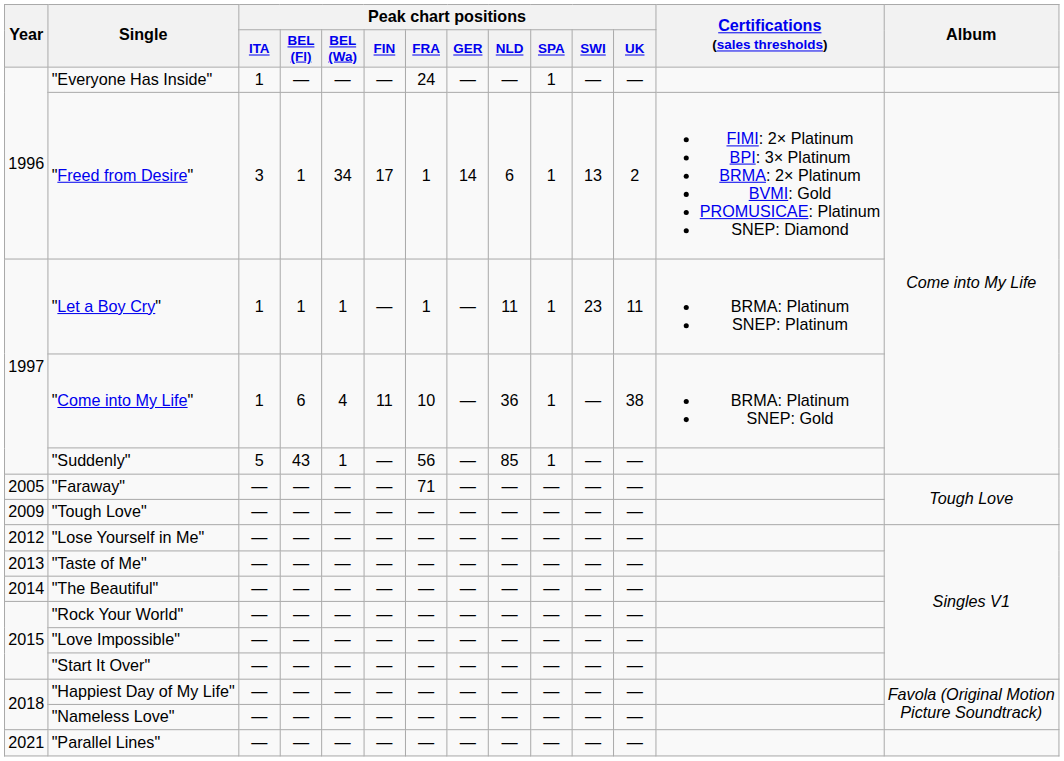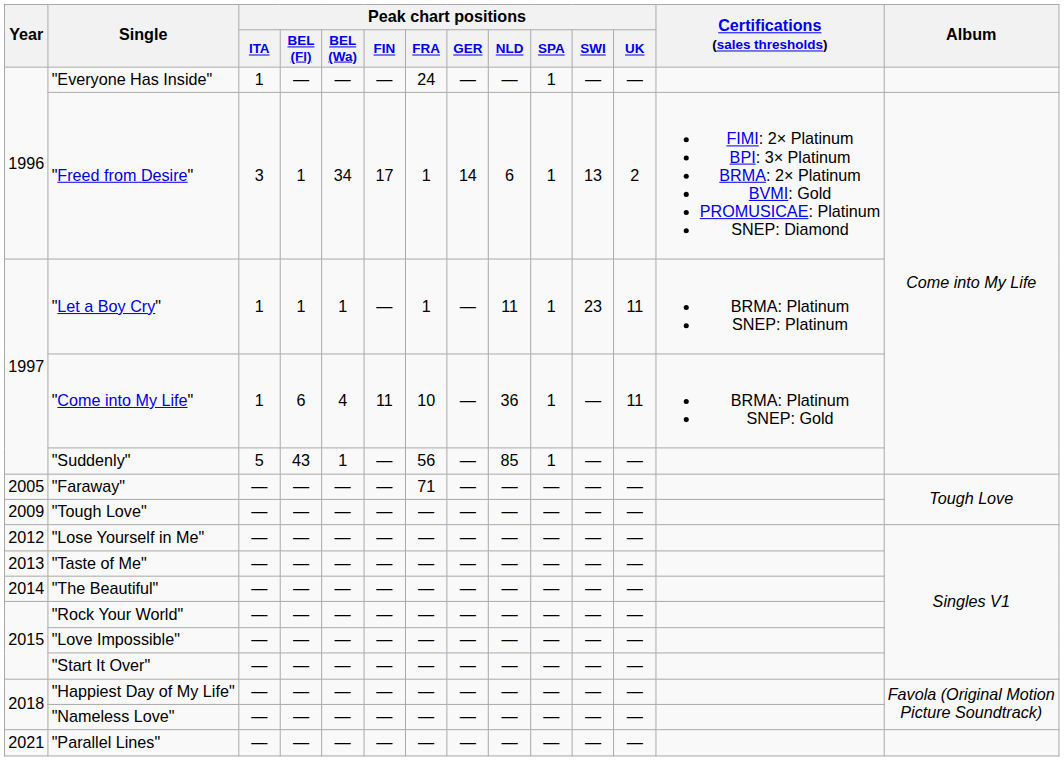(635, 400) 38 -> (635, 400) 11
